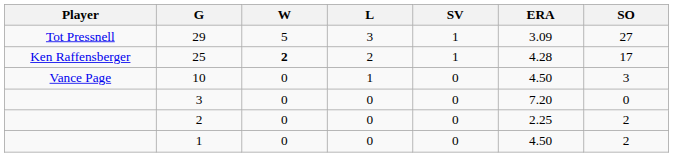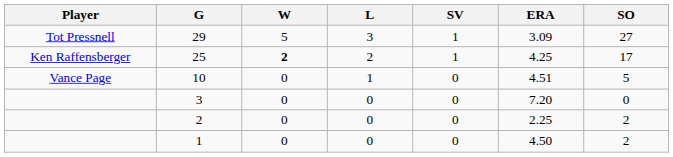(541, 57) 4.28 -> (541, 57) 4.25
(541, 78) 4.50 -> (541, 78) 4.51
(626, 78) 3 -> (626, 78) 5
